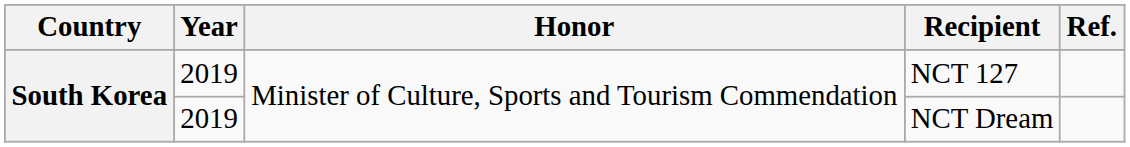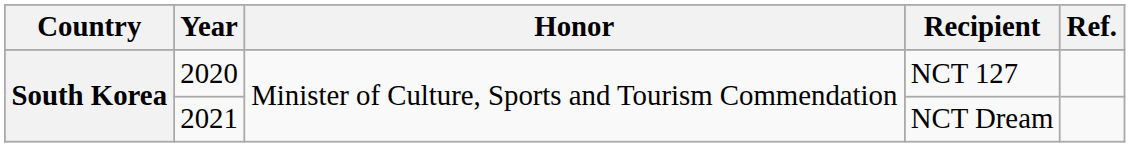(209, 73) 2019 -> (209, 73) 2020
(209, 118) 2019 -> (209, 118) 2021
